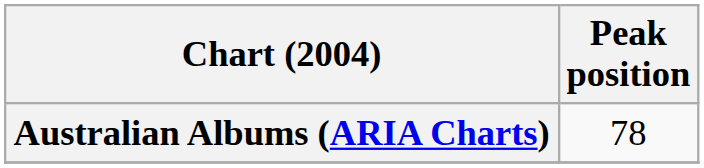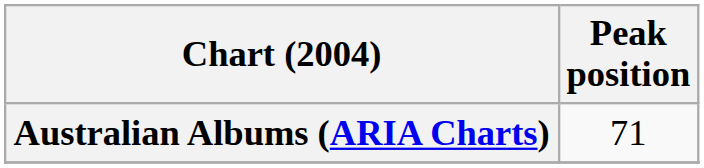(628, 132) 78 -> (628, 132) 71
